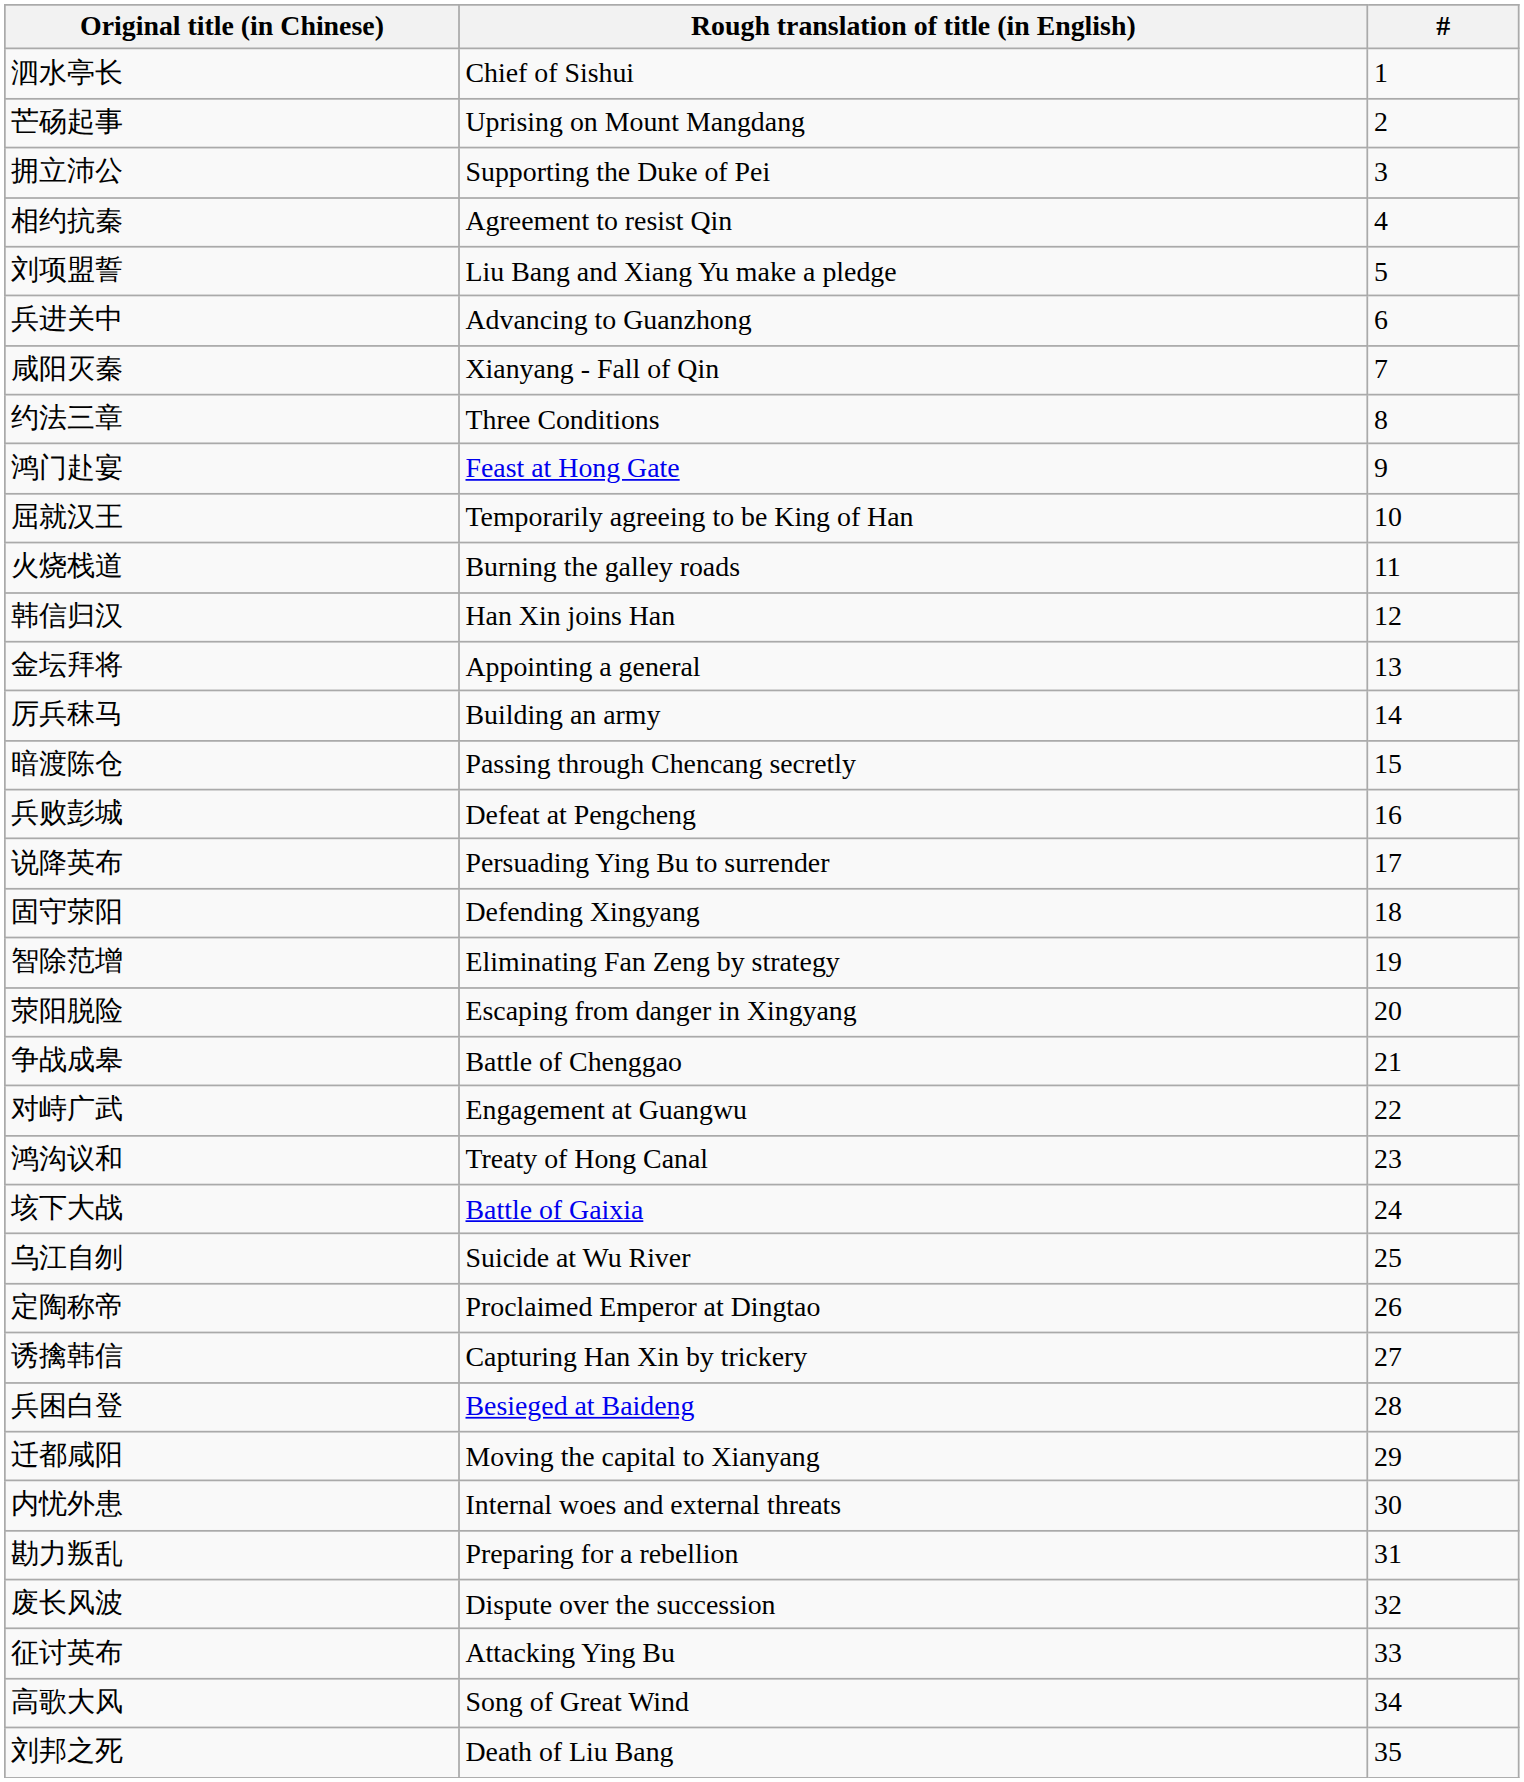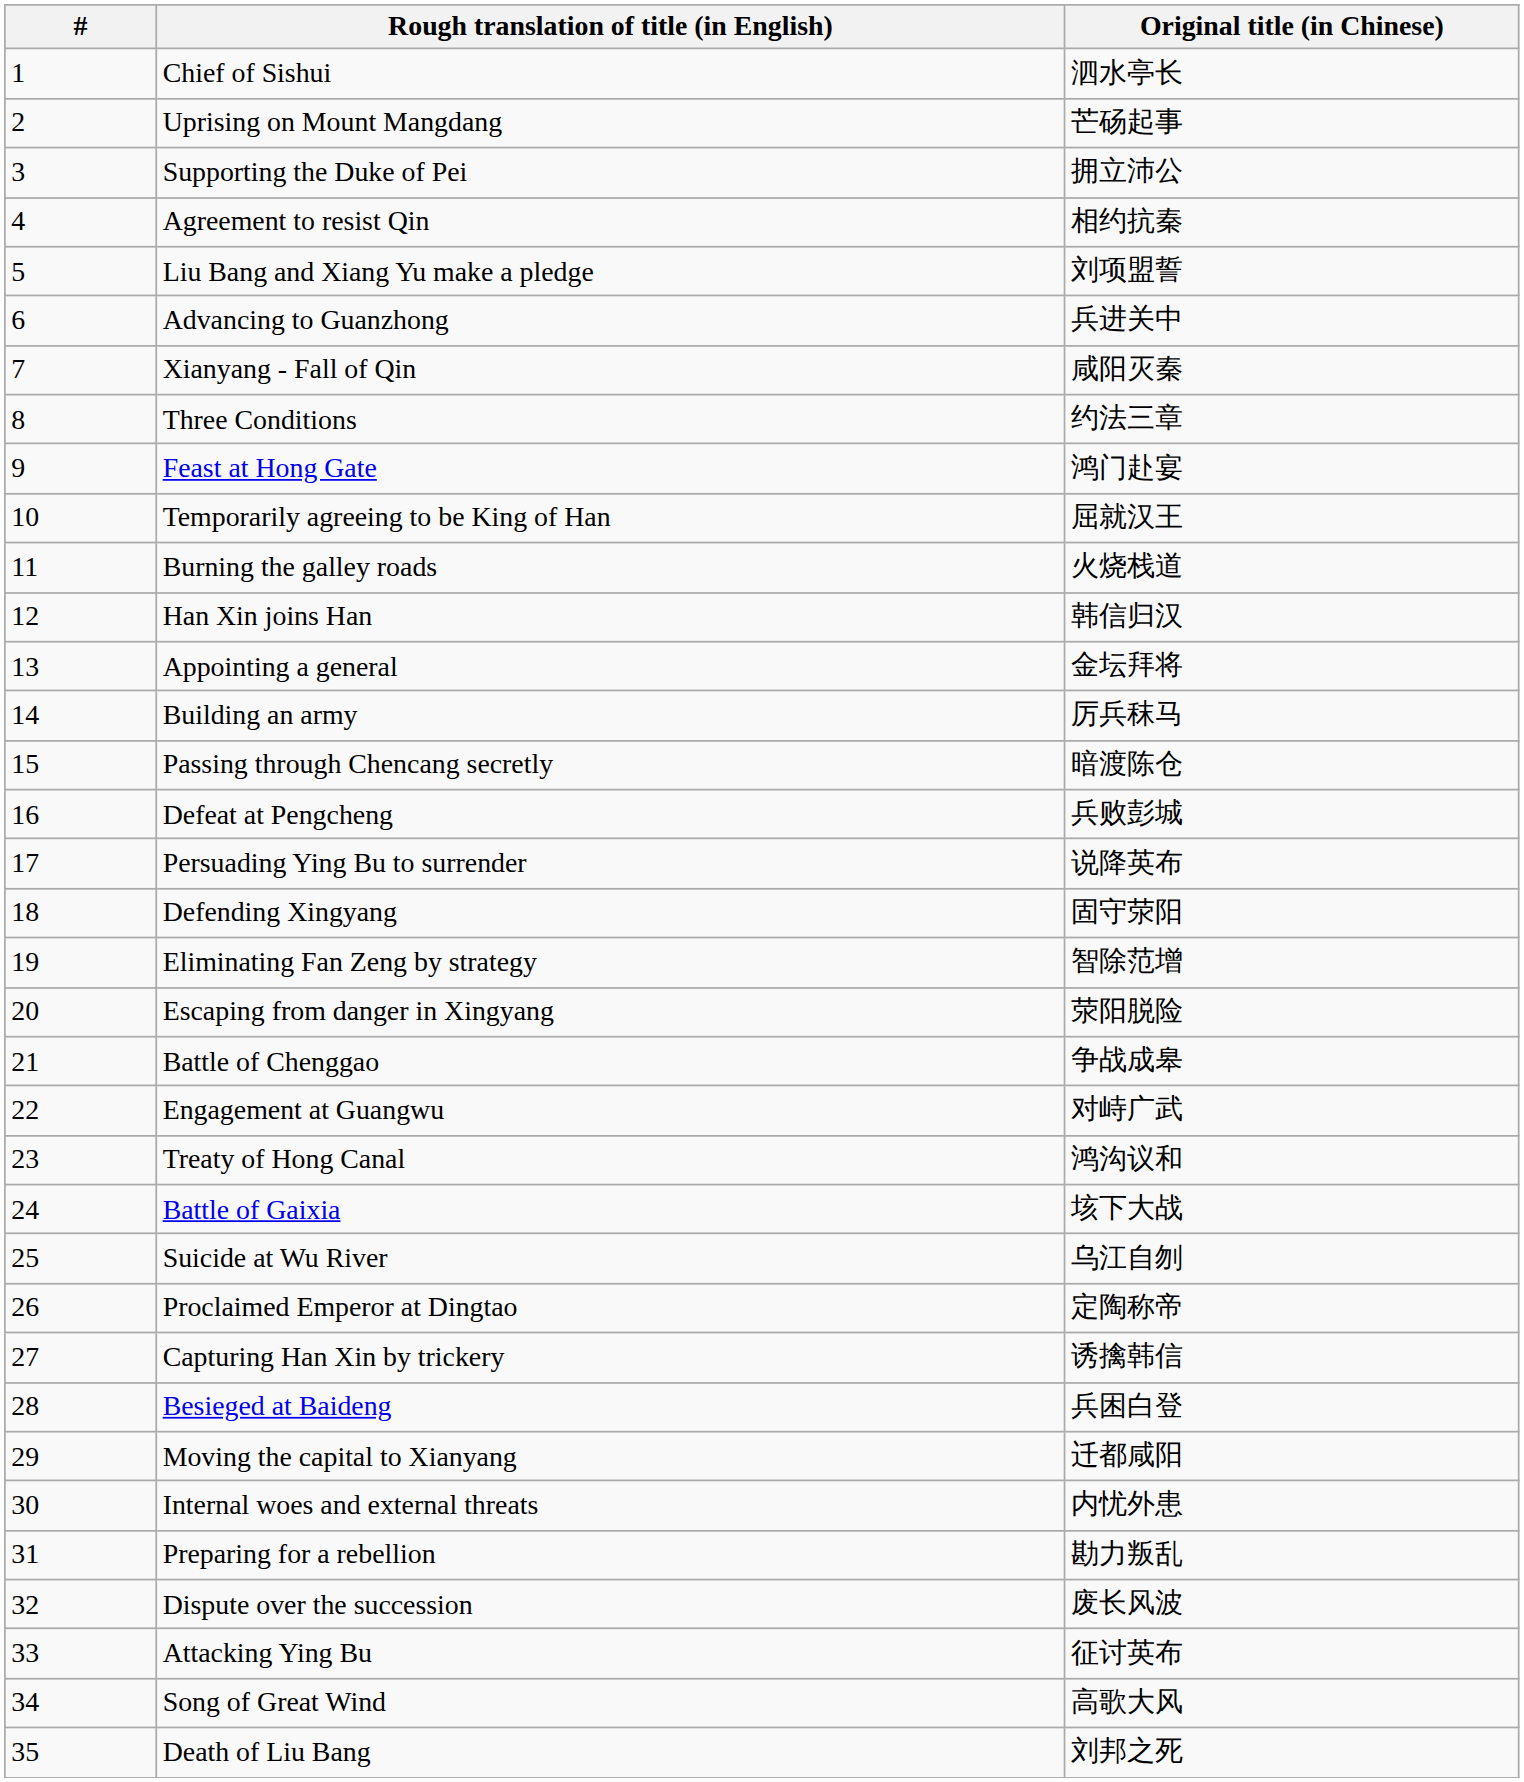columns swapped: (1443, 26) <-> (232, 26)
